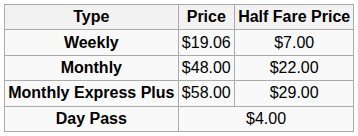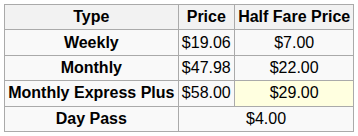(206, 67) $48.00 -> (206, 67) $47.98
(294, 93) no background -> (294, 93) lightyellow background
